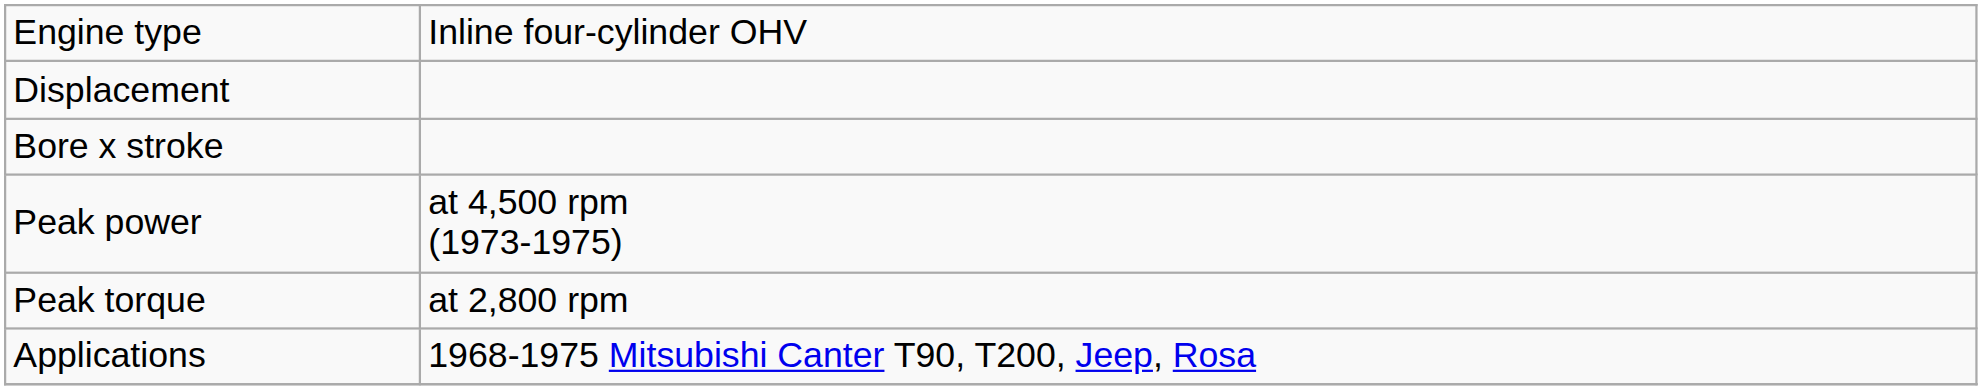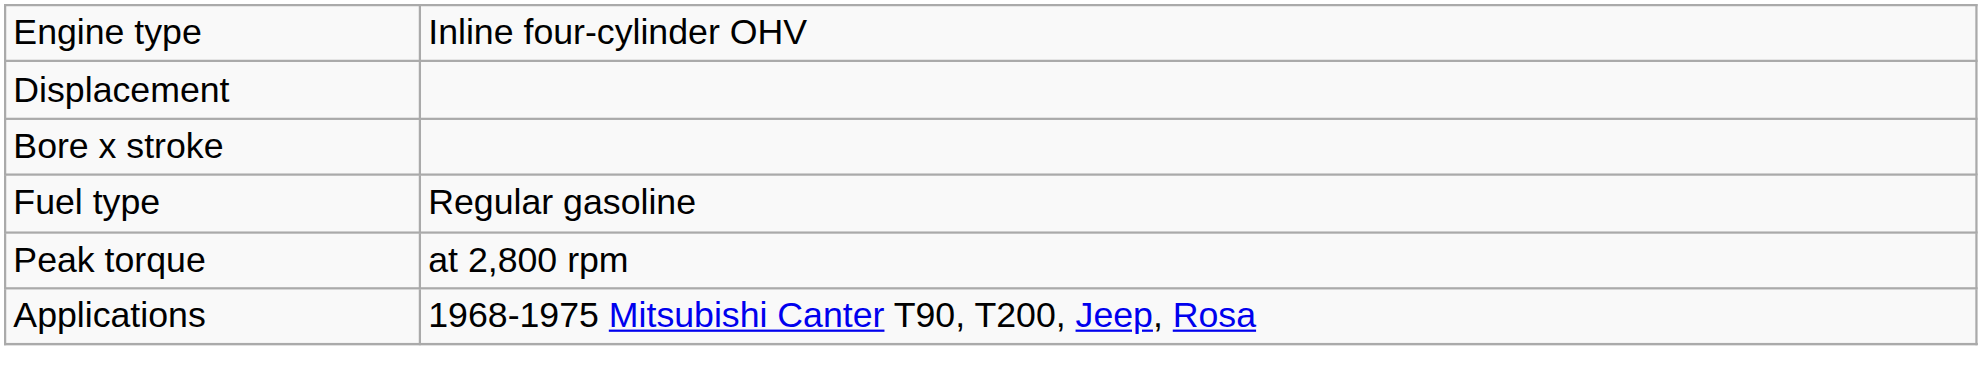+ row: (87, 202)
- row: (108, 222)
